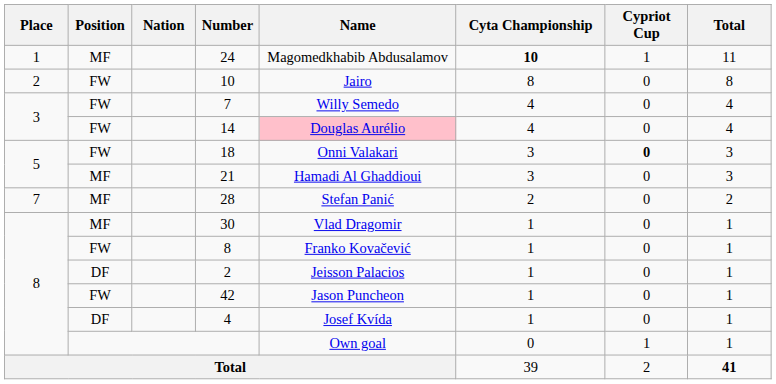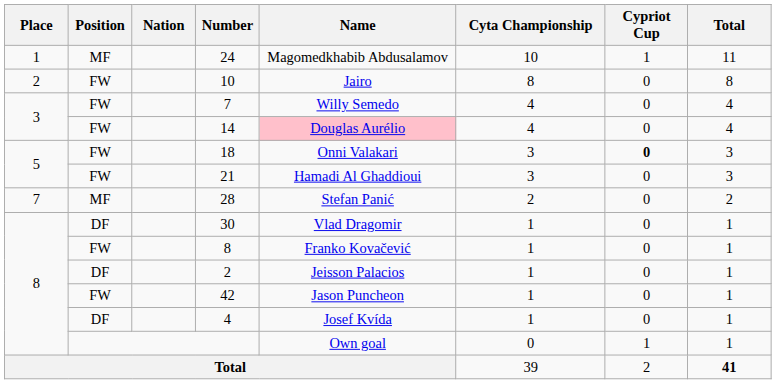(531, 57) bold -> (531, 57) normal
(100, 176) MF -> (100, 176) FW
(100, 224) MF -> (100, 224) DF
